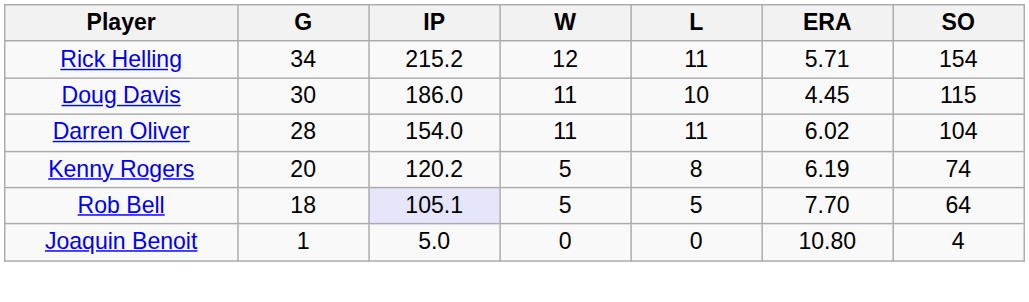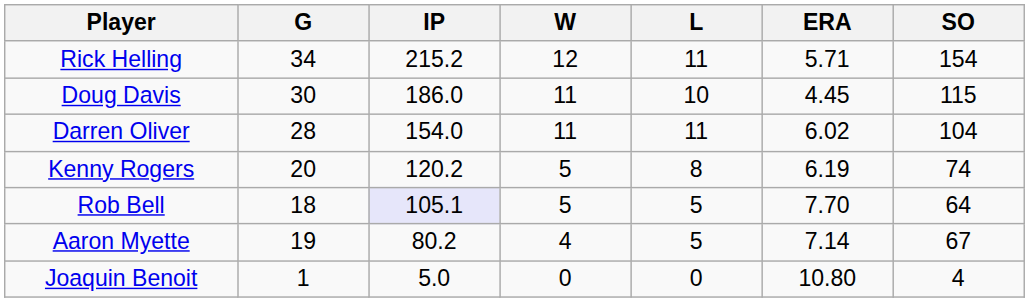+ row: (121, 242)
